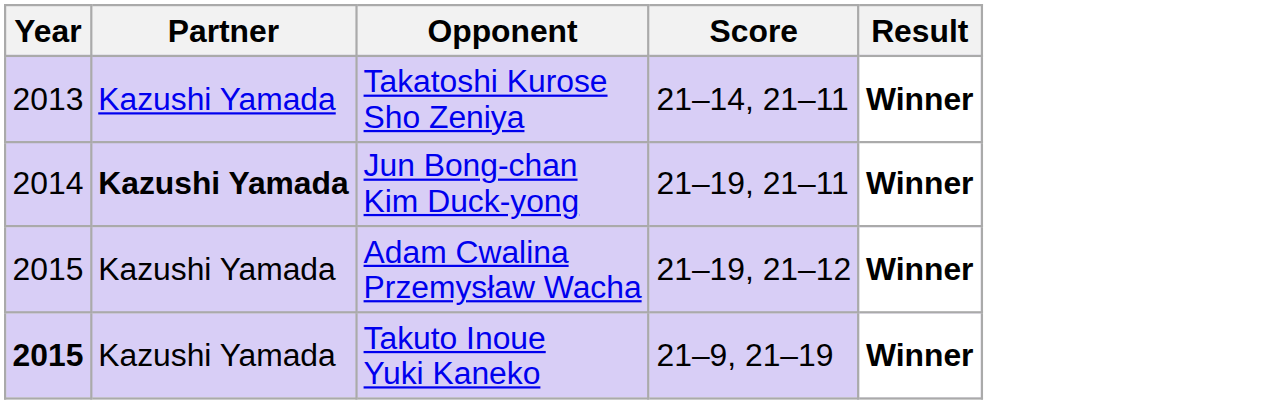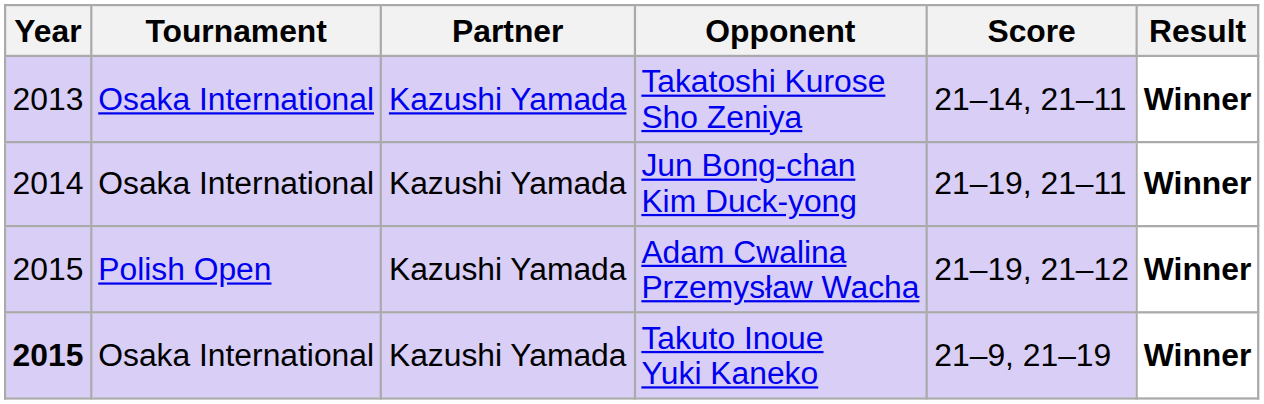+ column: (236, 31)
(223, 184) bold -> (508, 184) normal
